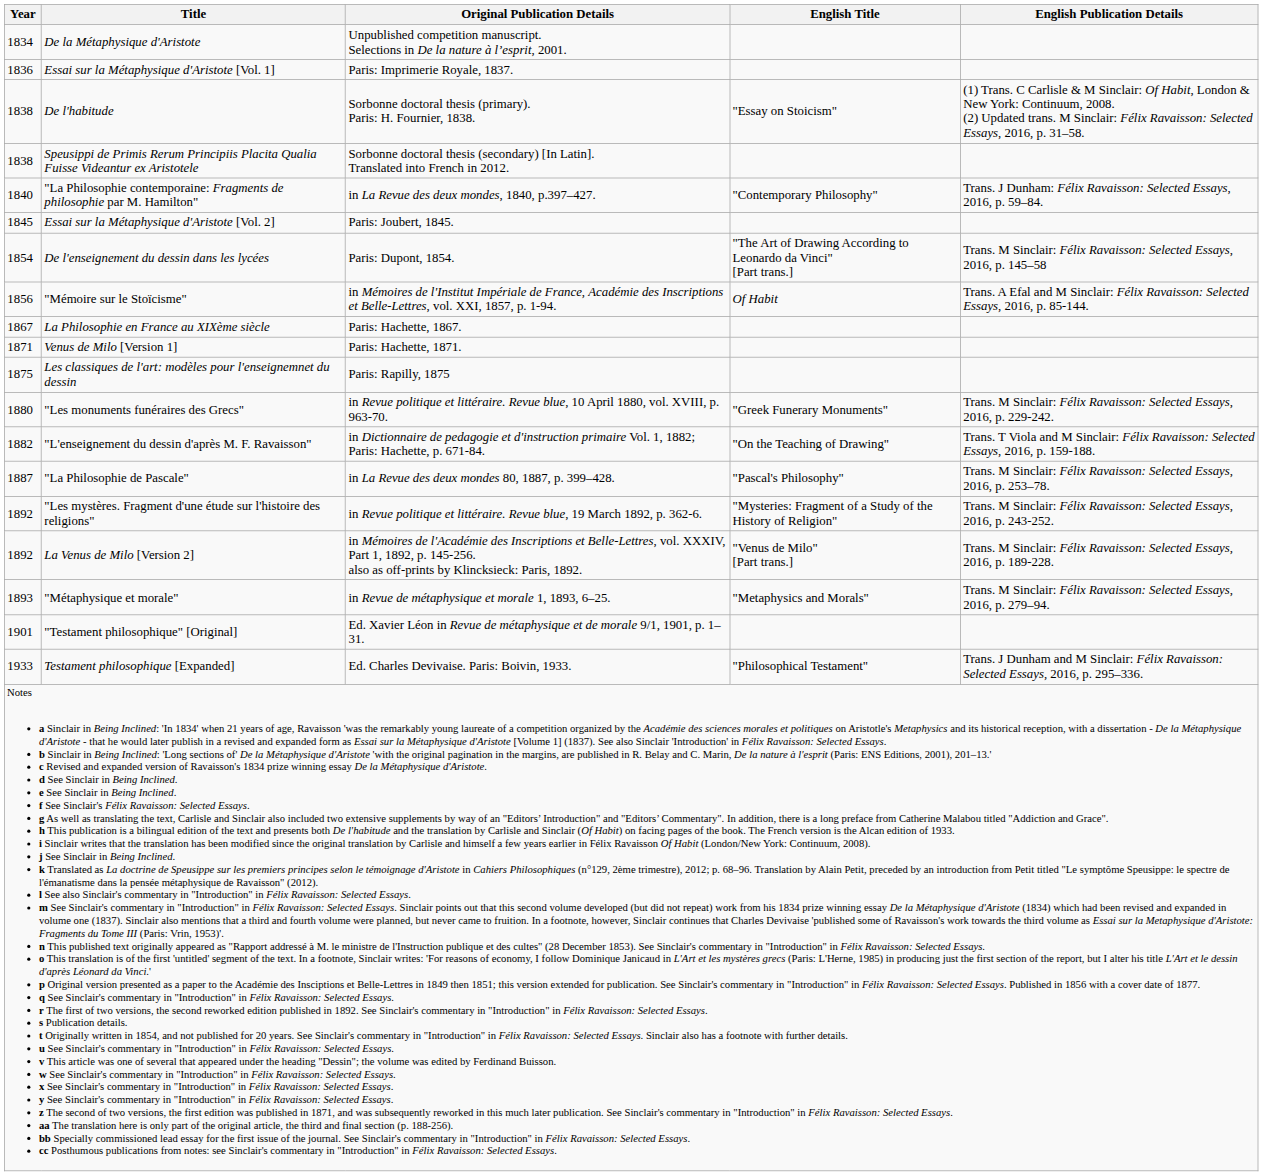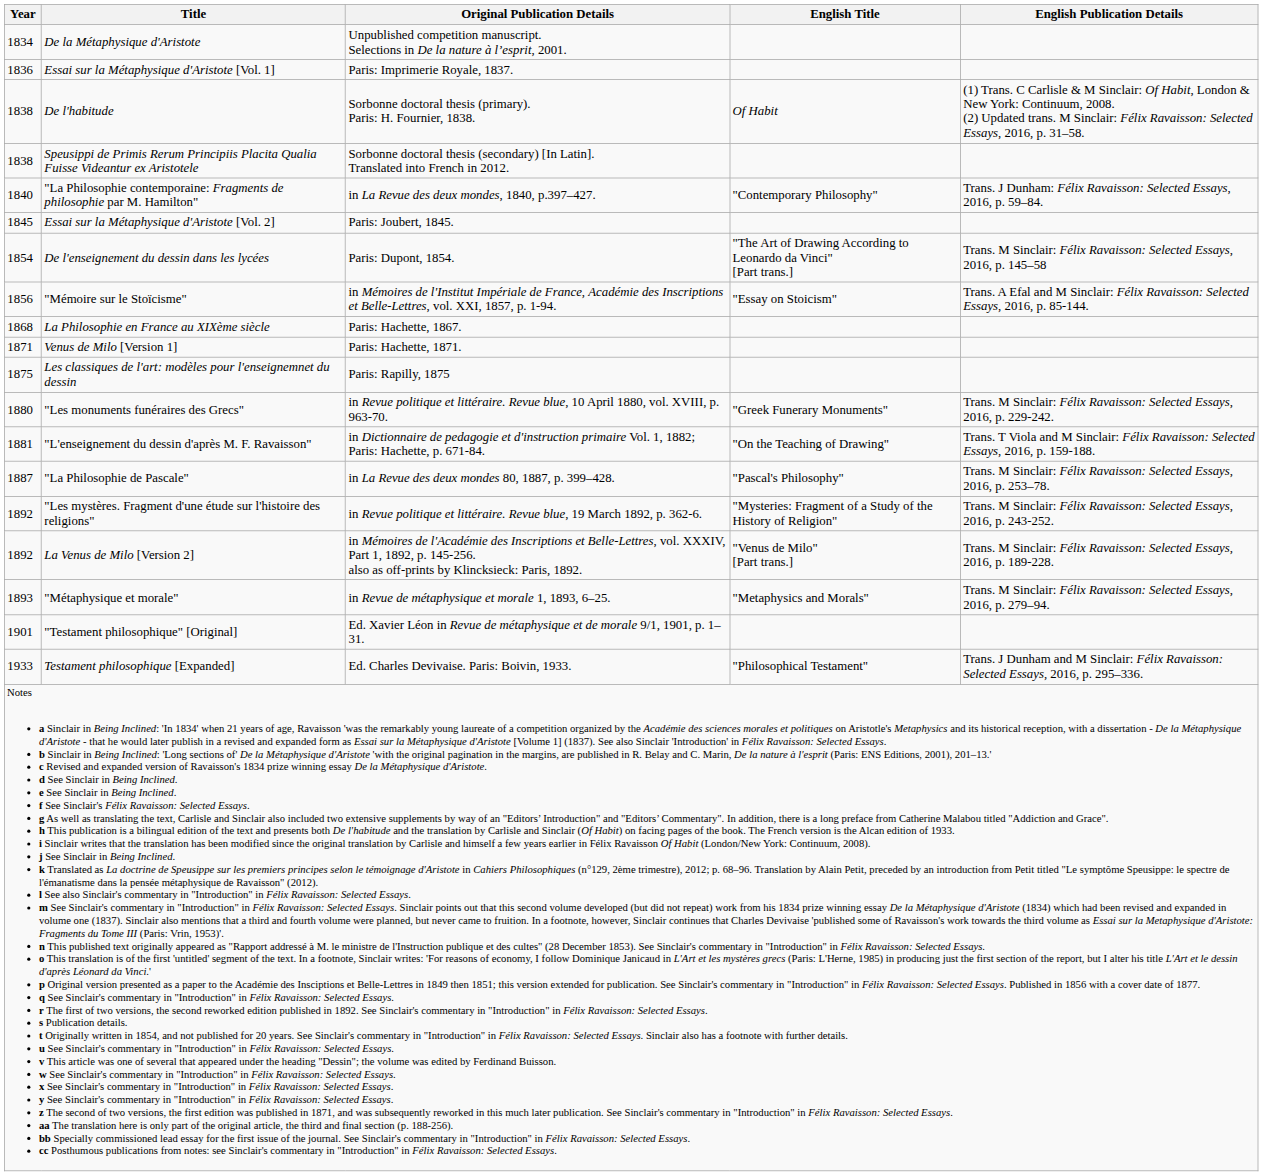(785, 111) "Essay on Stoicism" -> (755, 111) Of Habit
(755, 299) Of Habit -> (785, 299) "Essay on Stoicism"
(20, 326) 1867 -> (20, 326) 1868
(20, 444) 1882 -> (20, 444) 1881
